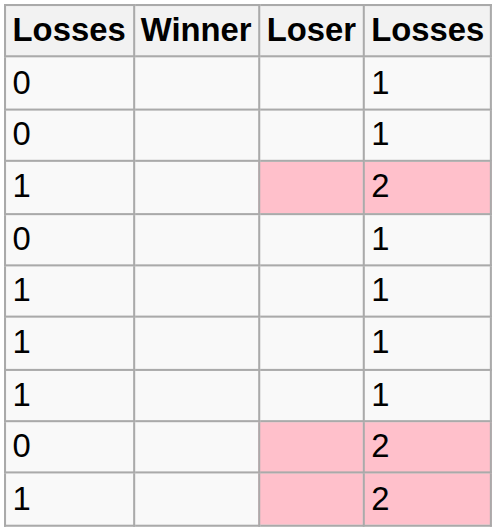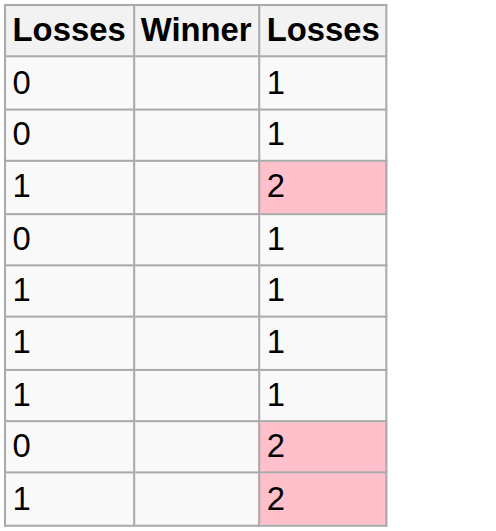- column: (311, 30)
